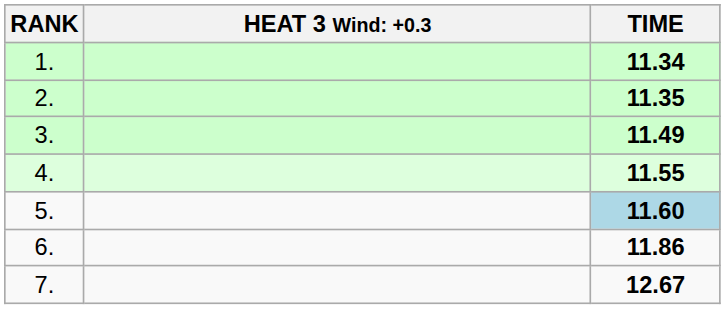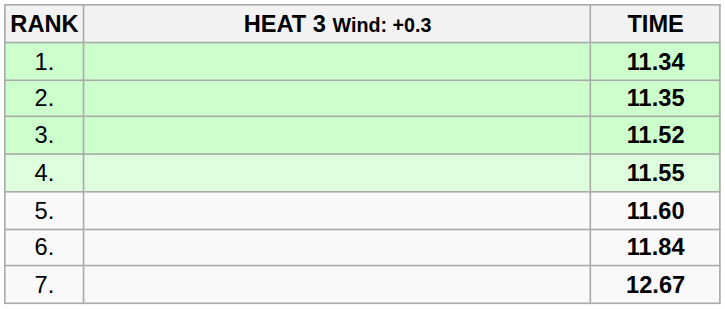(656, 136) 11.49 -> (656, 136) 11.52
(656, 210) lightblue background -> (656, 210) no background
(656, 248) 11.86 -> (656, 248) 11.84
